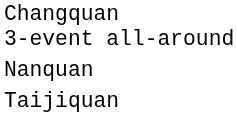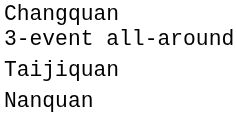rows swapped: (49, 70) <-> (61, 101)
